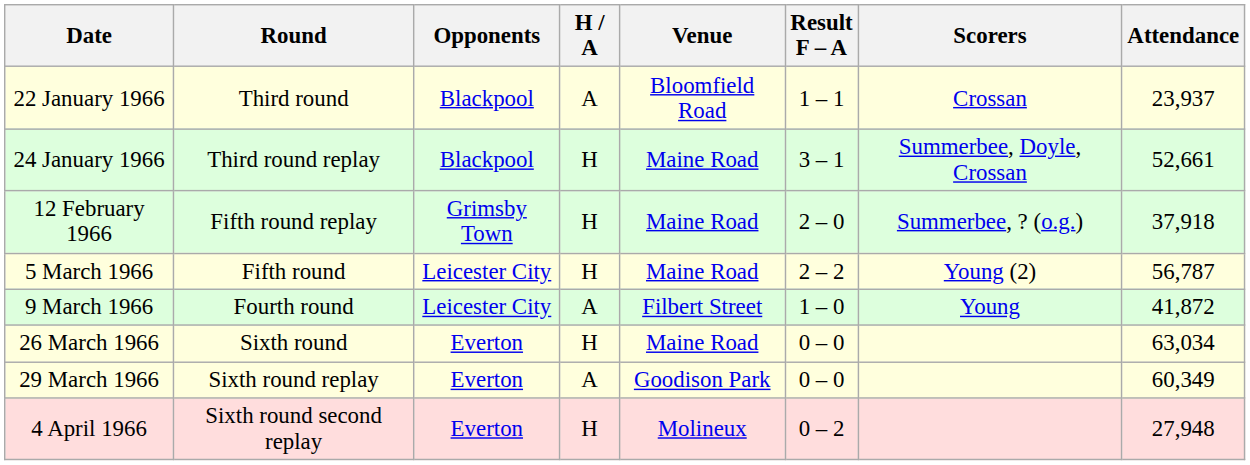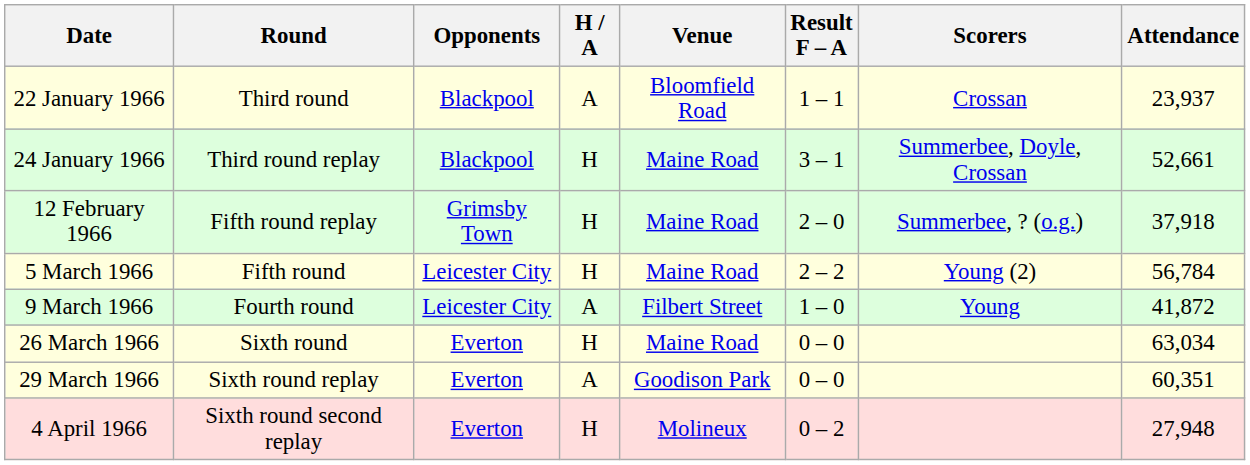(1183, 270) 56,787 -> (1183, 270) 56,784
(1183, 379) 60,349 -> (1183, 379) 60,351
